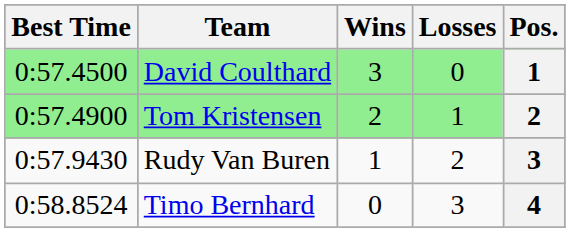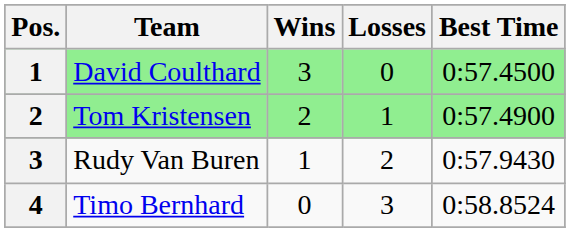columns swapped: (534, 26) <-> (71, 26)
